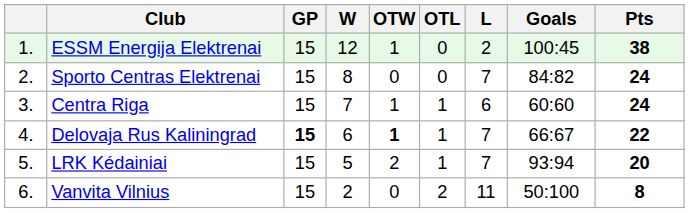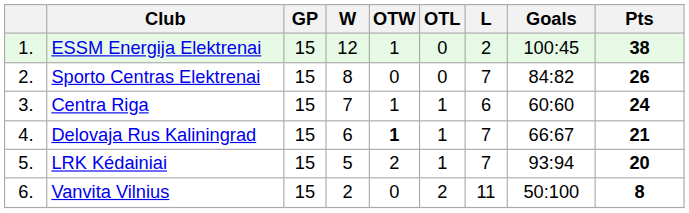(640, 76) 24 -> (640, 76) 26
(305, 134) bold -> (305, 134) normal
(640, 134) 22 -> (640, 134) 21
